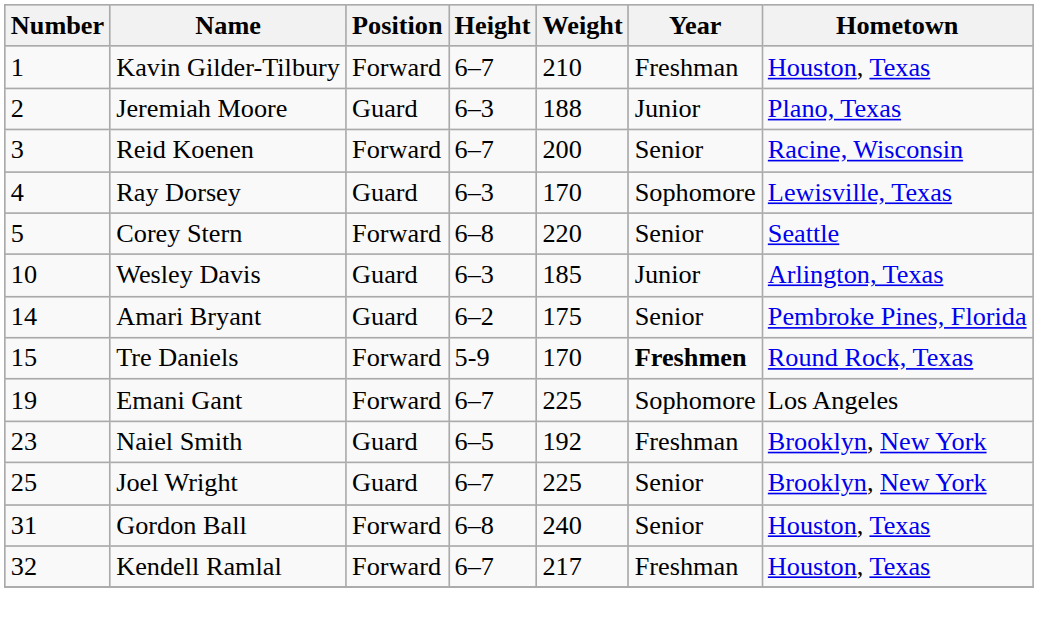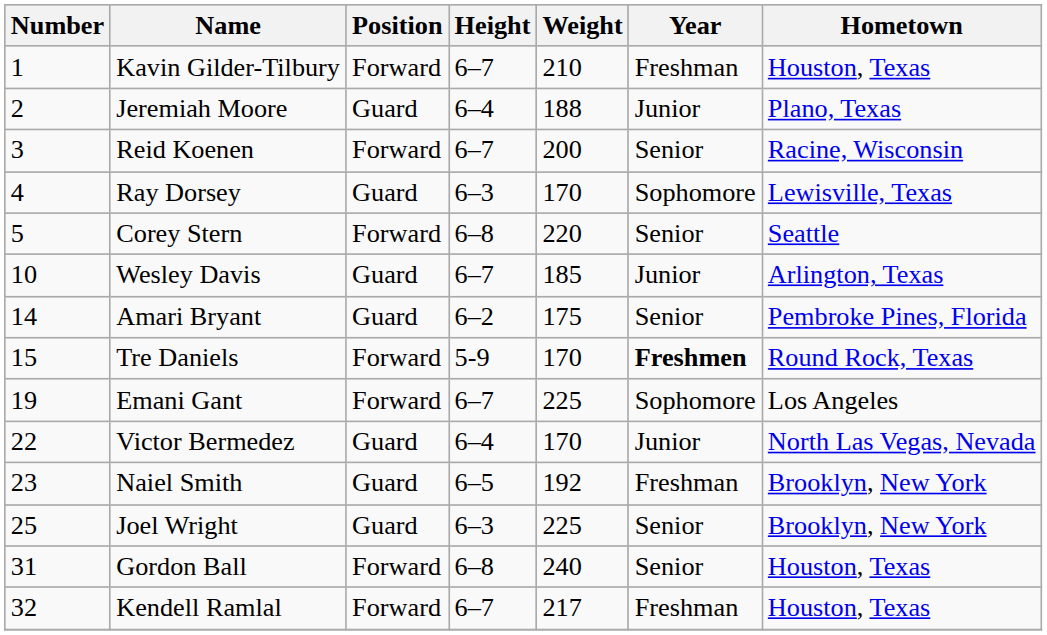(474, 108) 6–3 -> (474, 108) 6–4
(474, 274) 6–3 -> (474, 274) 6–7
+ row: (205, 441)
(474, 483) 6–7 -> (474, 524) 6–3
